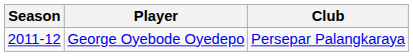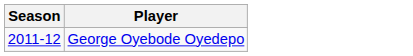- column: (328, 16)
